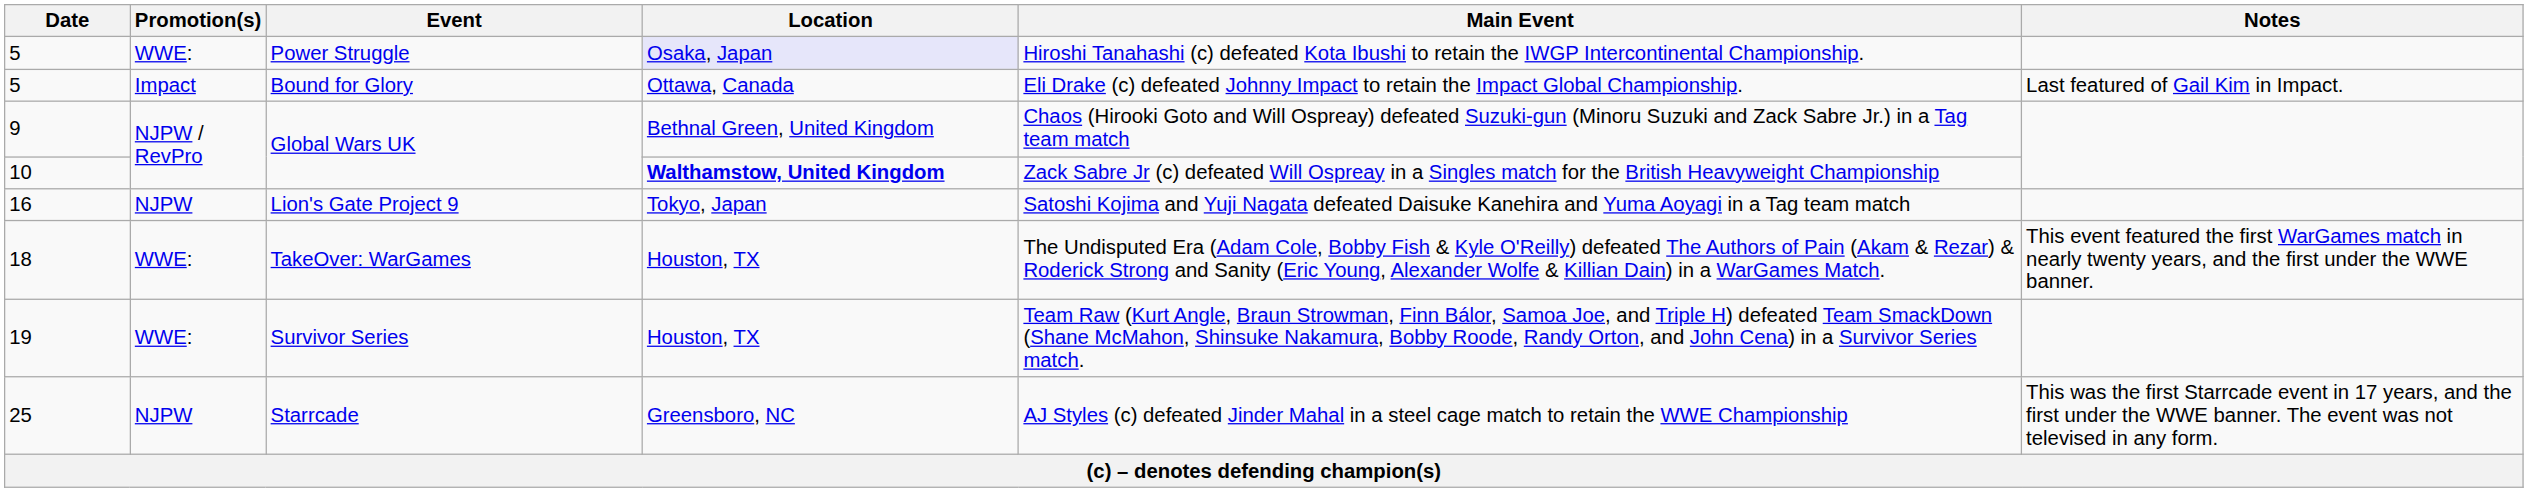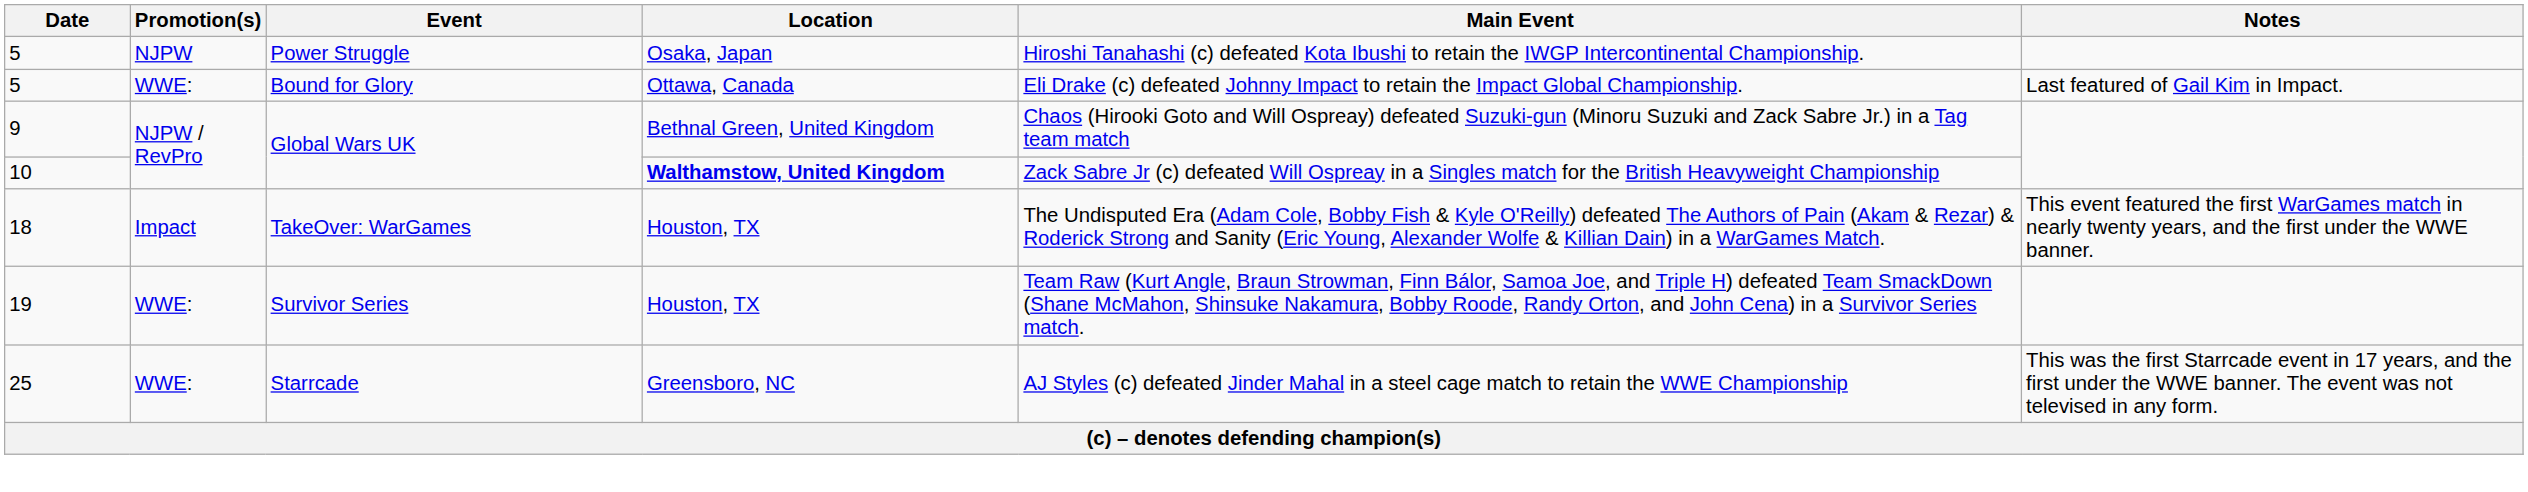(164, 52) WWE: -> (164, 52) NJPW
(710, 52) lavender background -> (710, 52) no background
(165, 85) Impact -> (164, 85) WWE:
- row: (21, 204)
(164, 259) WWE: -> (165, 227) Impact
(164, 415) NJPW -> (164, 383) WWE:
